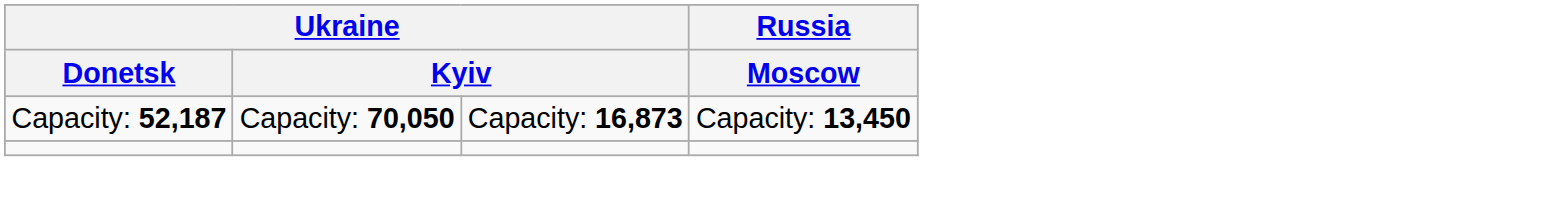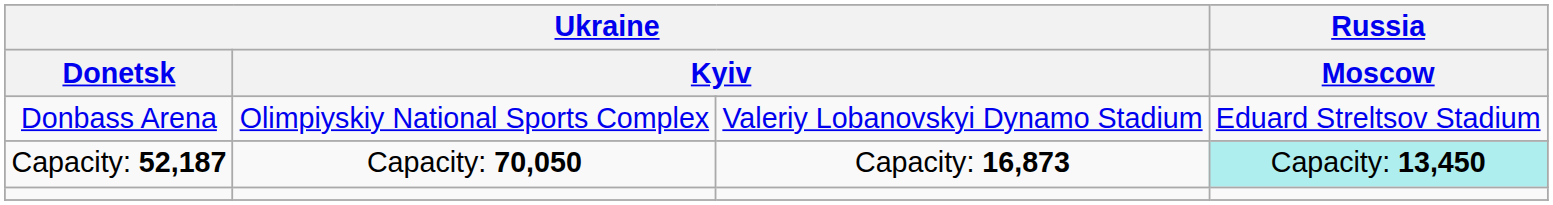+ row: (119, 118)
(803, 118) no background -> (1378, 163) paleturquoise background
